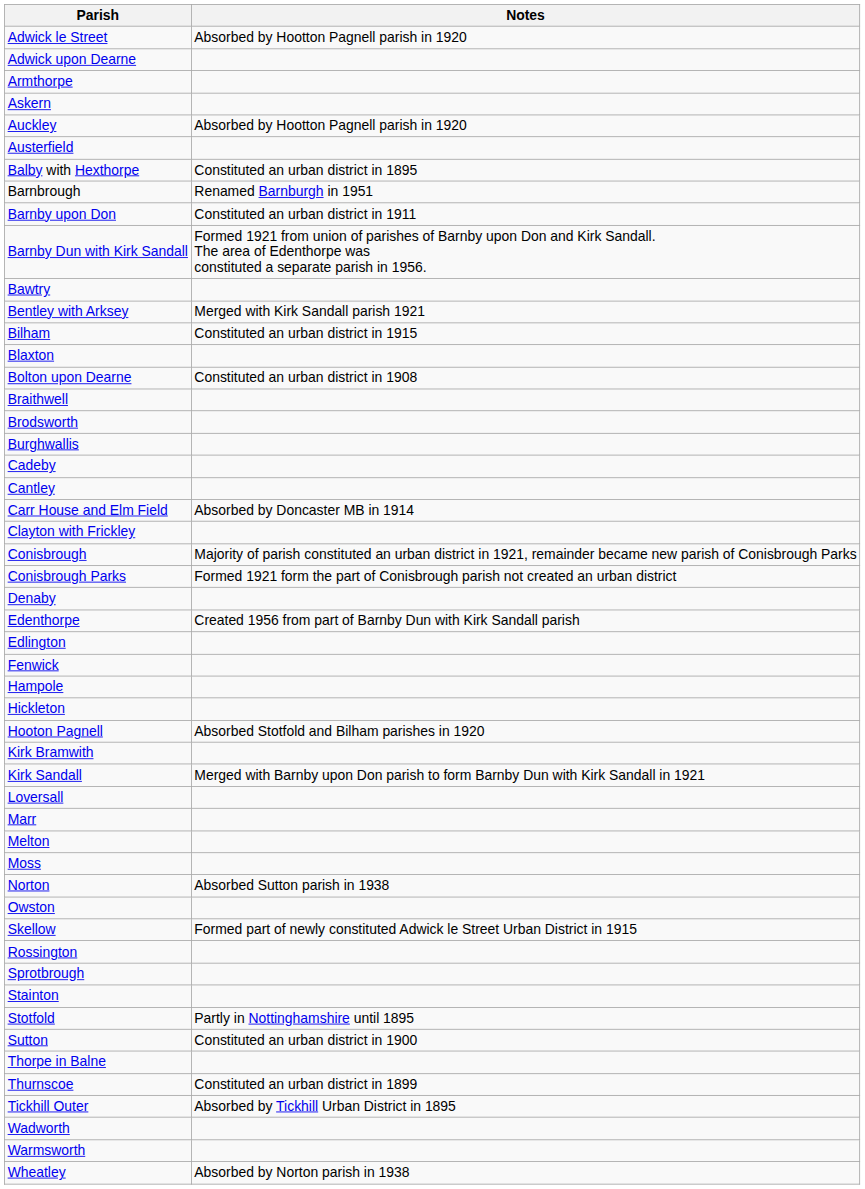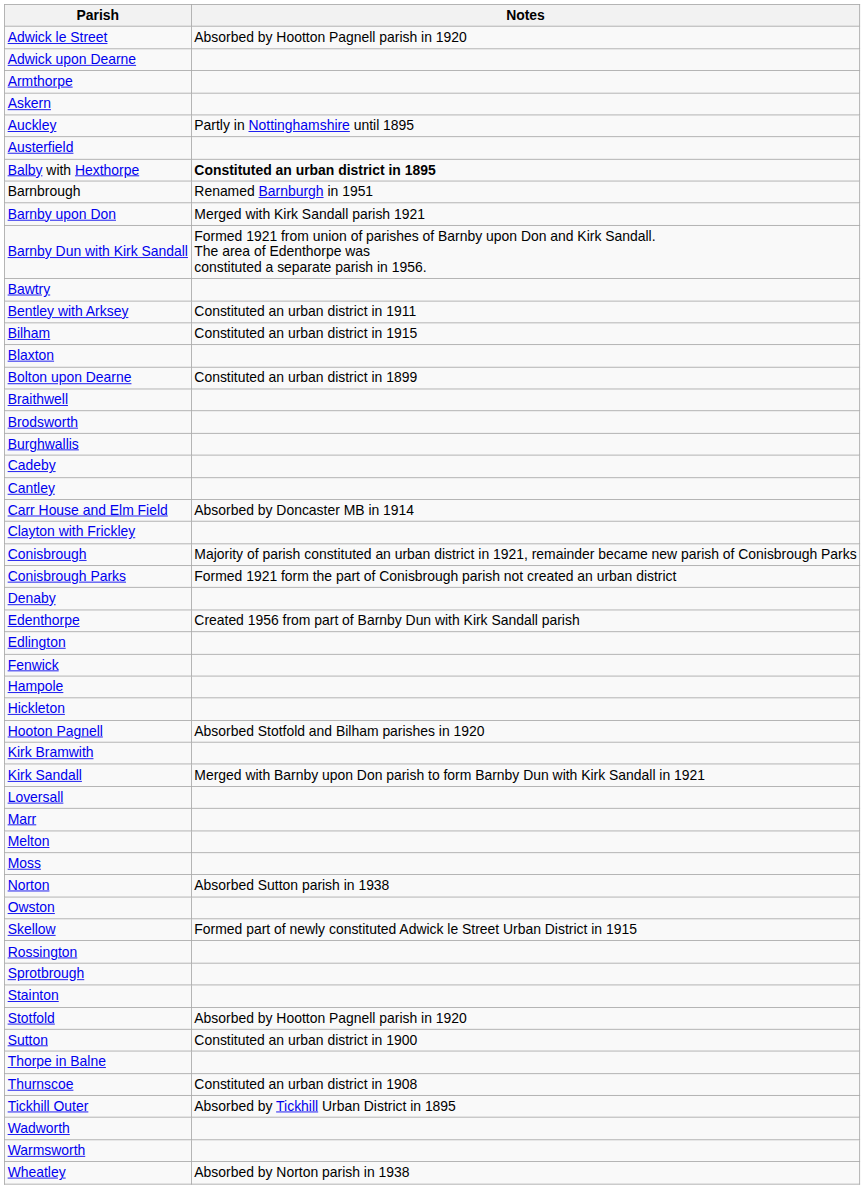(331, 125) Absorbed by Hootton Pagnell parish in 1920 -> (304, 125) Partly in Nottinghamshire until 1895
(306, 170) normal -> (315, 170) bold
(305, 214) Constituted an urban district in 1911 -> (310, 214) Merged with Kirk Sandall parish 1921
(310, 311) Merged with Kirk Sandall parish 1921 -> (305, 311) Constituted an urban district in 1911
(306, 378) Constituted an urban district in 1908 -> (306, 378) Constituted an urban district in 1899
(304, 1018) Partly in Nottinghamshire until 1895 -> (331, 1018) Absorbed by Hootton Pagnell parish in 1920
(306, 1084) Constituted an urban district in 1899 -> (306, 1084) Constituted an urban district in 1908
